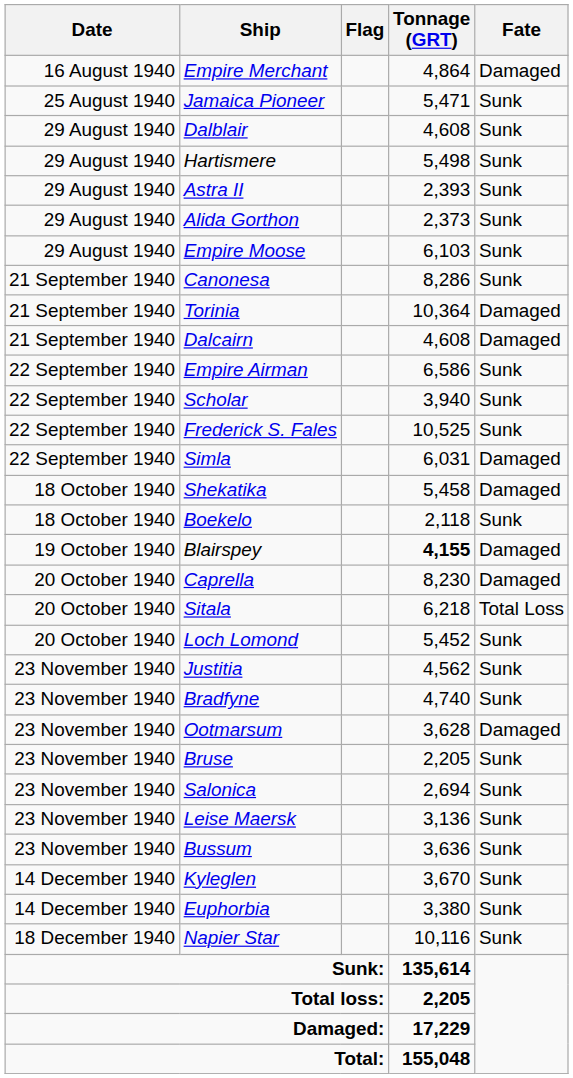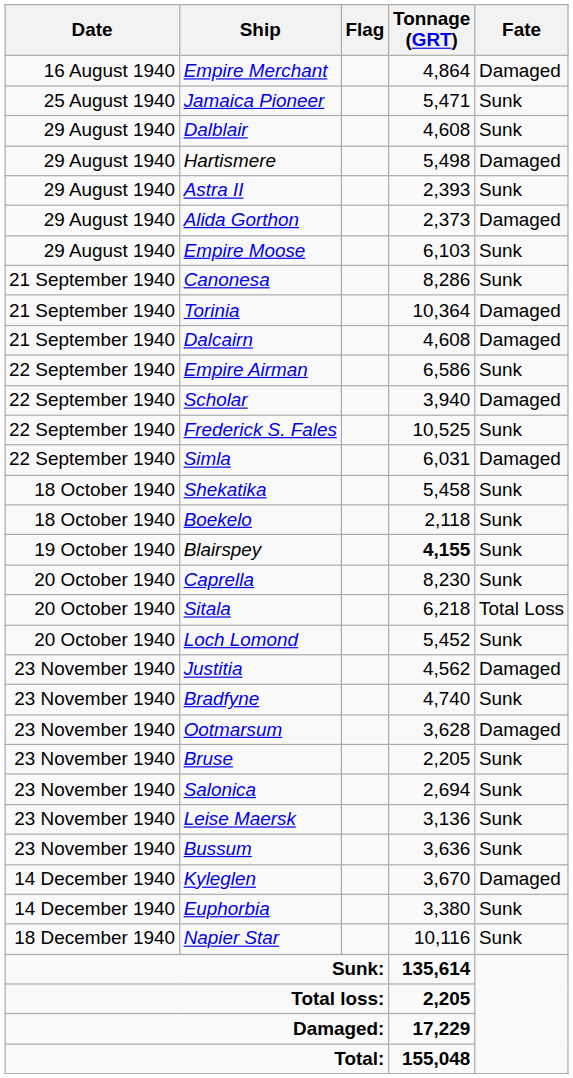(501, 160) Sunk -> (520, 160) Damaged
(501, 220) Sunk -> (520, 220) Damaged
(501, 400) Sunk -> (520, 400) Damaged
(520, 489) Damaged -> (501, 489) Sunk
(520, 549) Damaged -> (501, 549) Sunk
(520, 579) Damaged -> (501, 579) Sunk
(501, 669) Sunk -> (520, 669) Damaged
(501, 879) Sunk -> (520, 879) Damaged
